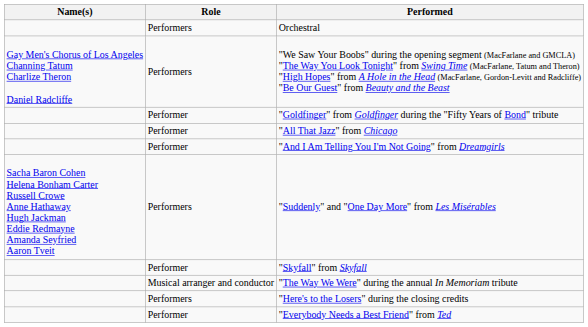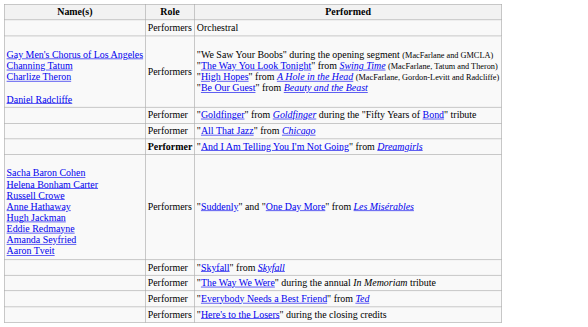(168, 146) normal -> (170, 146) bold
(211, 283) Musical arranger and conductor -> (168, 283) Performer
rows swapped: (365, 314) <-> (374, 299)
